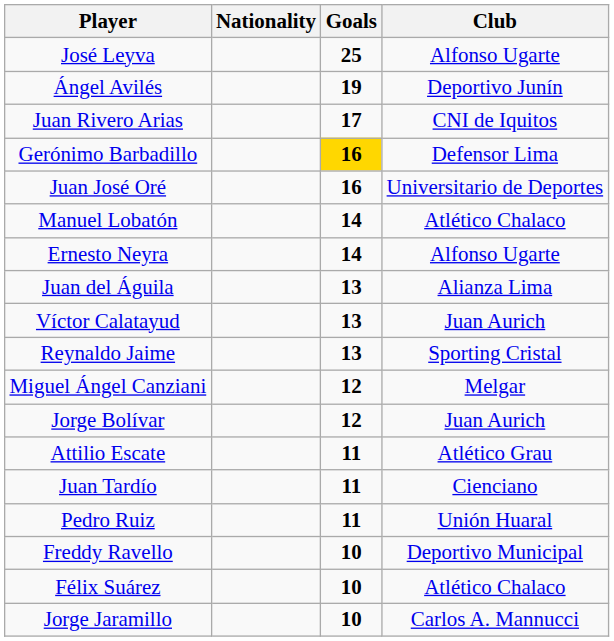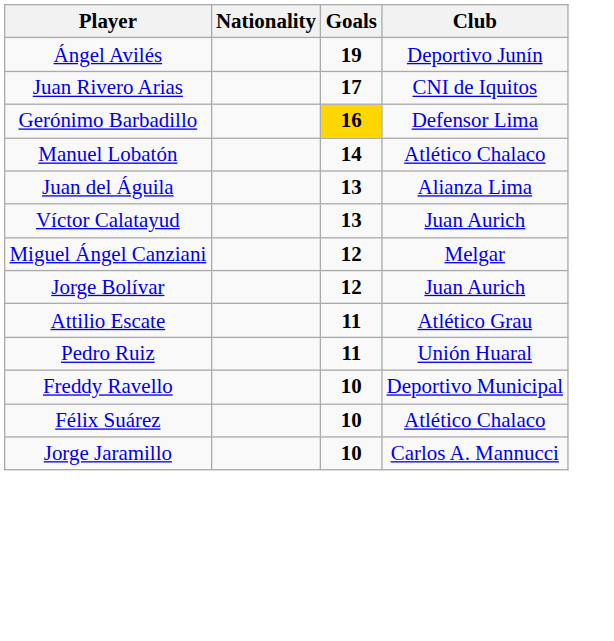- row: (108, 54)
- row: (108, 187)
- row: (108, 253)
- row: (108, 353)
- row: (108, 486)
